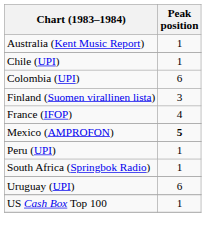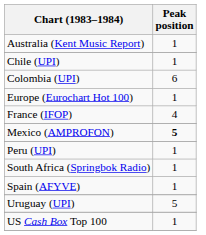+ row: (70, 97)
- row: (81, 97)
+ row: (43, 185)
(179, 185) 6 -> (174, 203) 5
